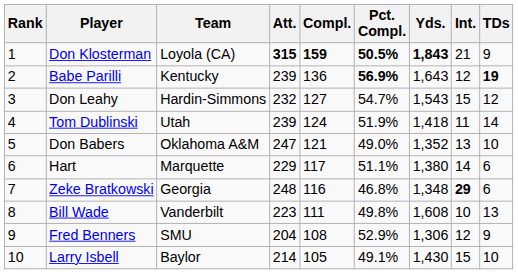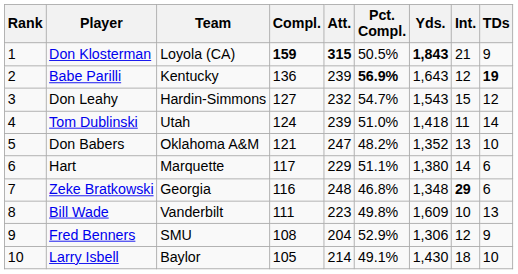columns swapped: (327, 23) <-> (285, 23)
(378, 54) bold -> (378, 54) normal
(378, 122) 51.9% -> (378, 122) 51.0%
(378, 144) 49.0% -> (378, 144) 48.2%
(431, 212) 1,608 -> (431, 212) 1,609
(463, 257) 15 -> (463, 257) 18
